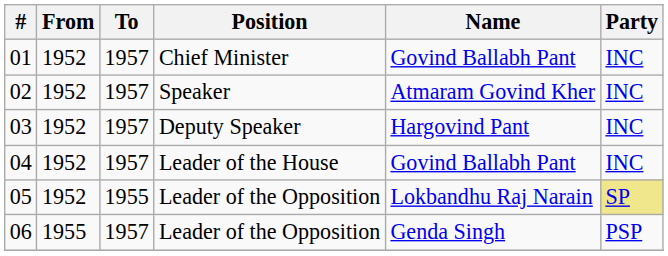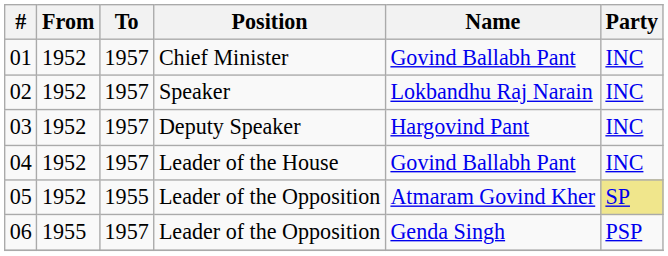(493, 92) Atmaram Govind Kher -> (492, 92) Lokbandhu Raj Narain
(492, 197) Lokbandhu Raj Narain -> (493, 197) Atmaram Govind Kher
